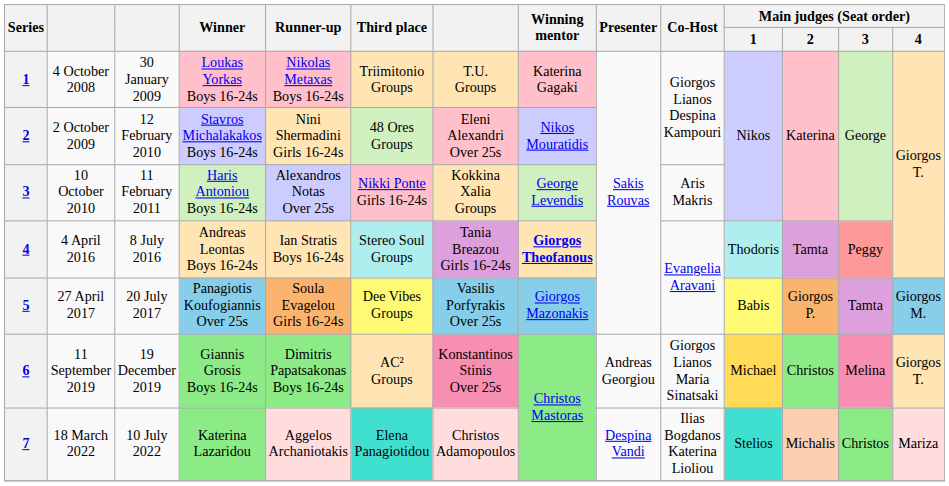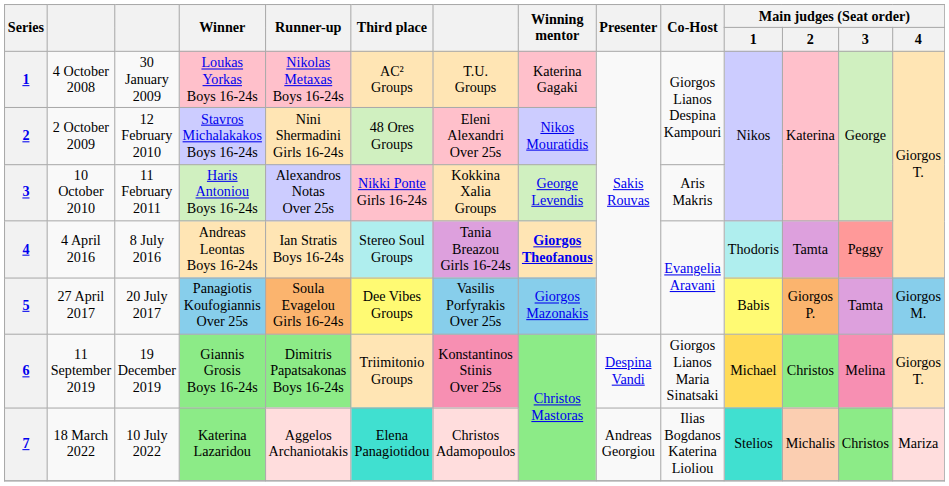(392, 79) Triimitonio Groups -> (392, 79) AC² Groups
(392, 370) AC² Groups -> (392, 370) Triimitonio Groups
(628, 370) Andreas Georgiou -> (628, 370) Despina Vandi
(628, 443) Despina Vandi -> (628, 443) Andreas Georgiou
